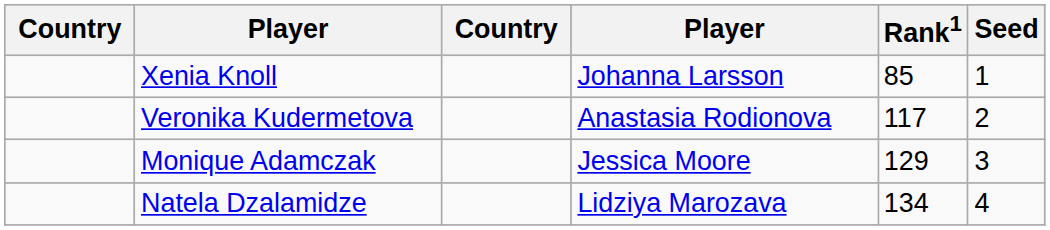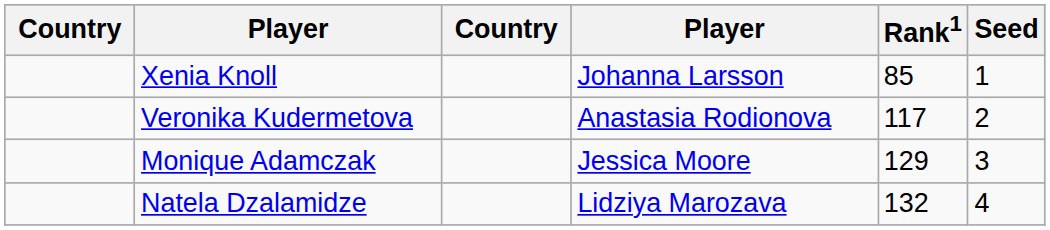(906, 203) 134 -> (906, 203) 132
